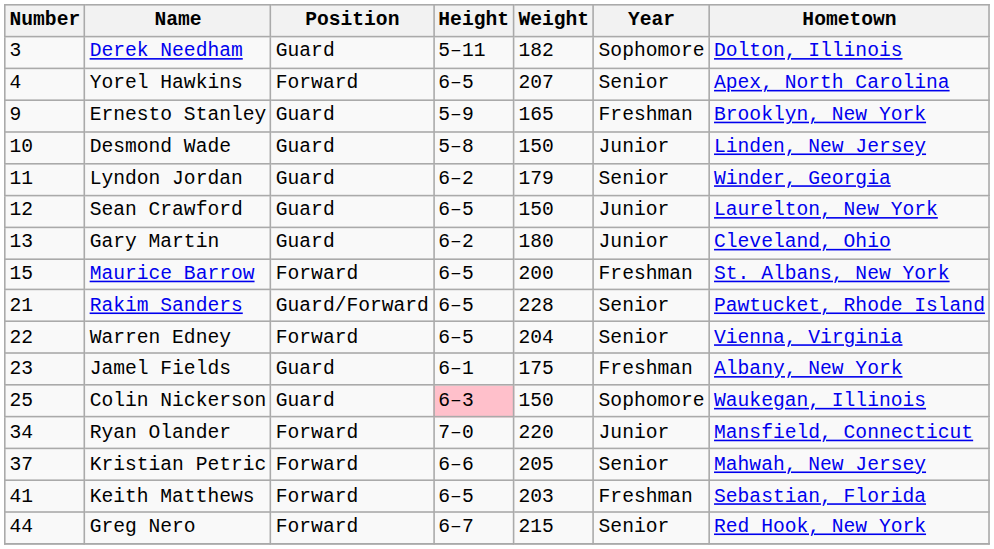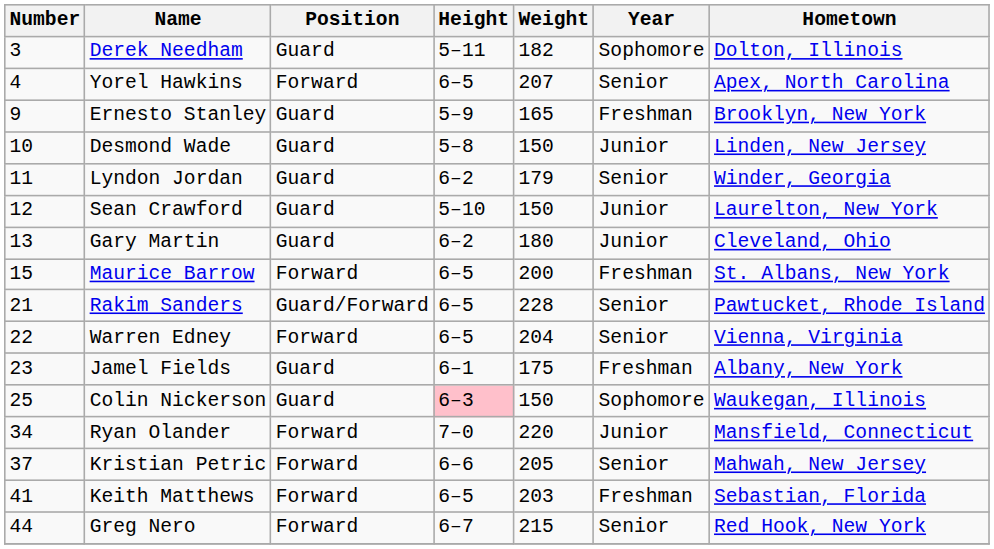(456, 211) 6–5 -> (462, 211) 5–10
